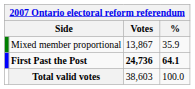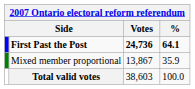rows swapped: (49, 60) <-> (66, 44)
